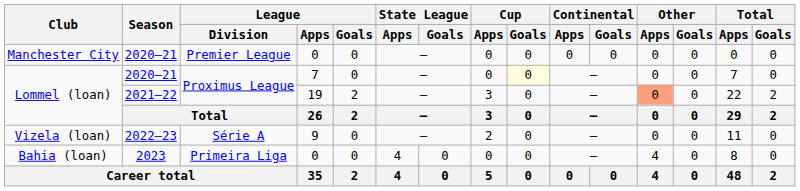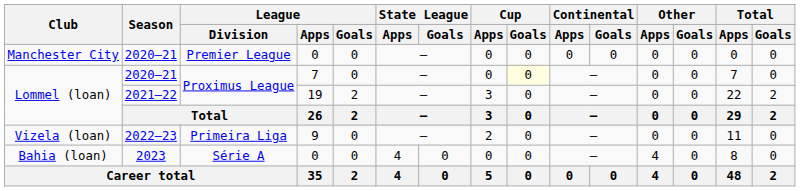(655, 95) lightsalmon background -> (655, 95) no background
(239, 135) Série A -> (239, 135) Primeira Liga
(239, 155) Primeira Liga -> (239, 155) Série A
